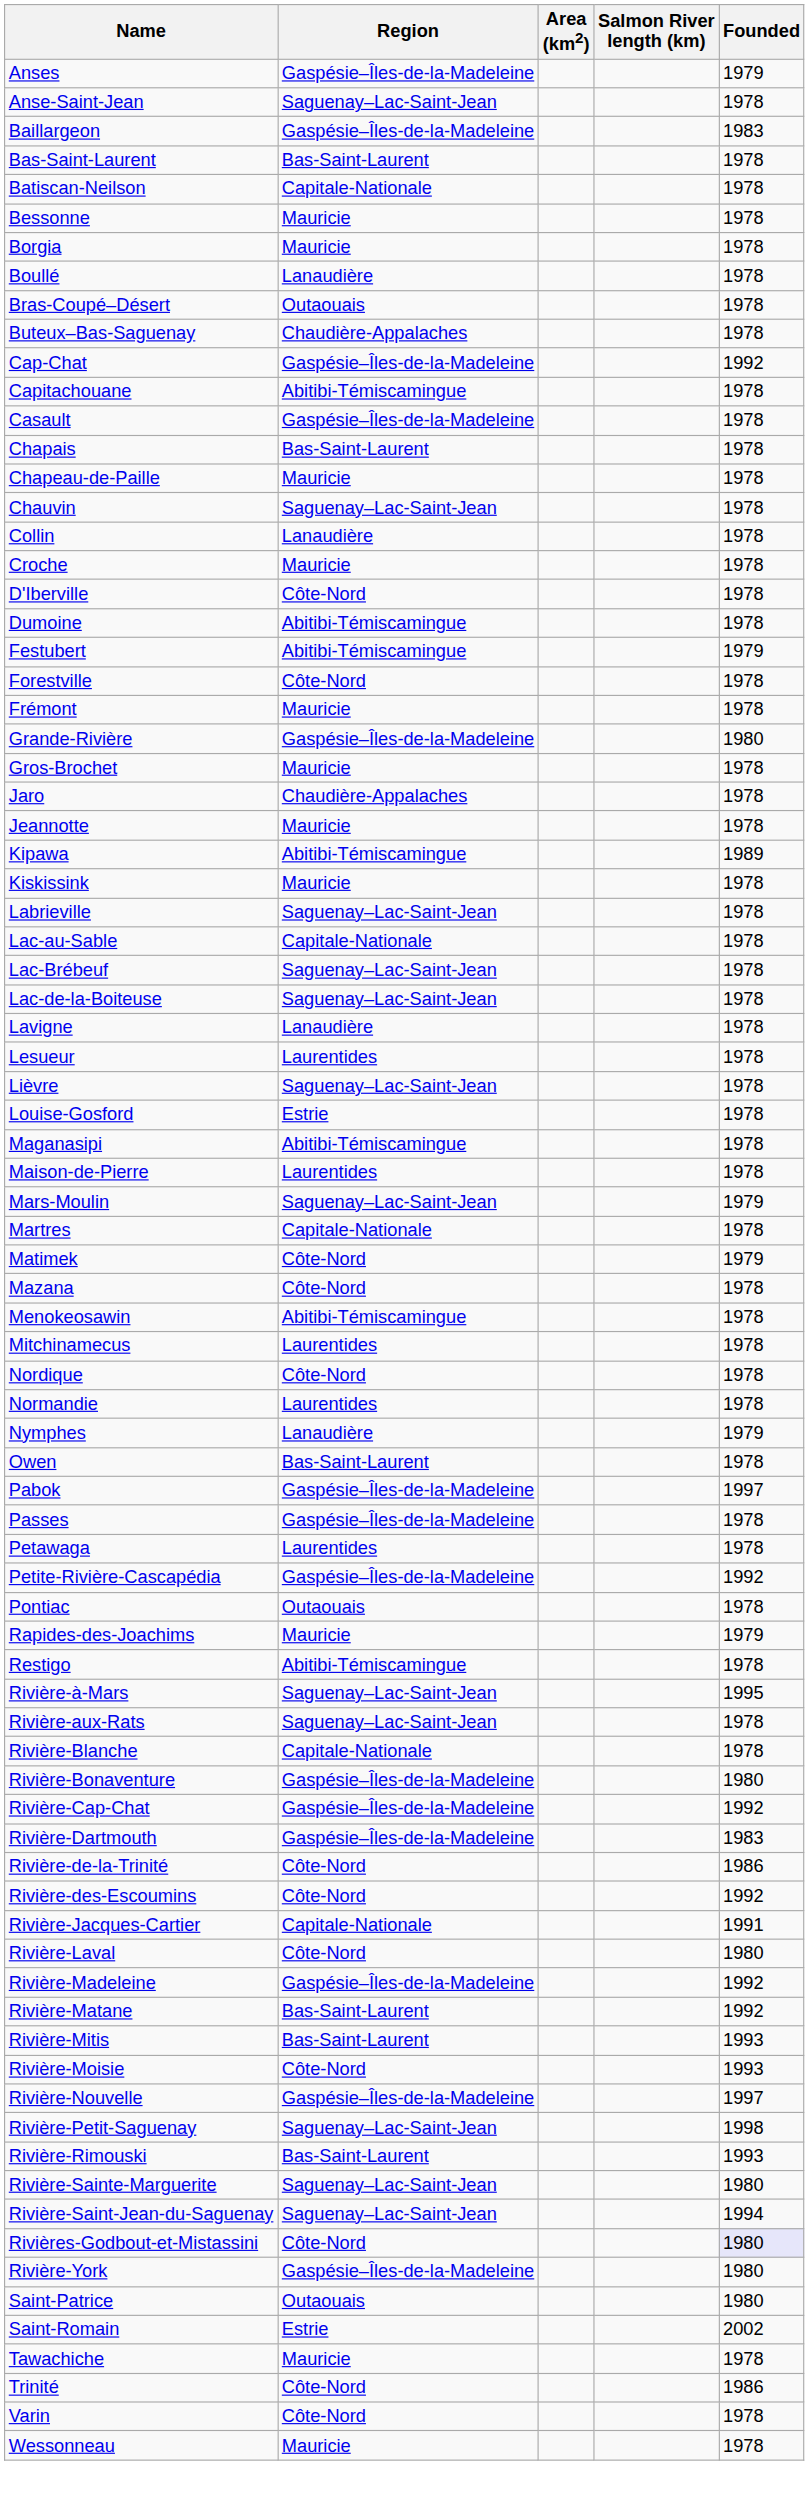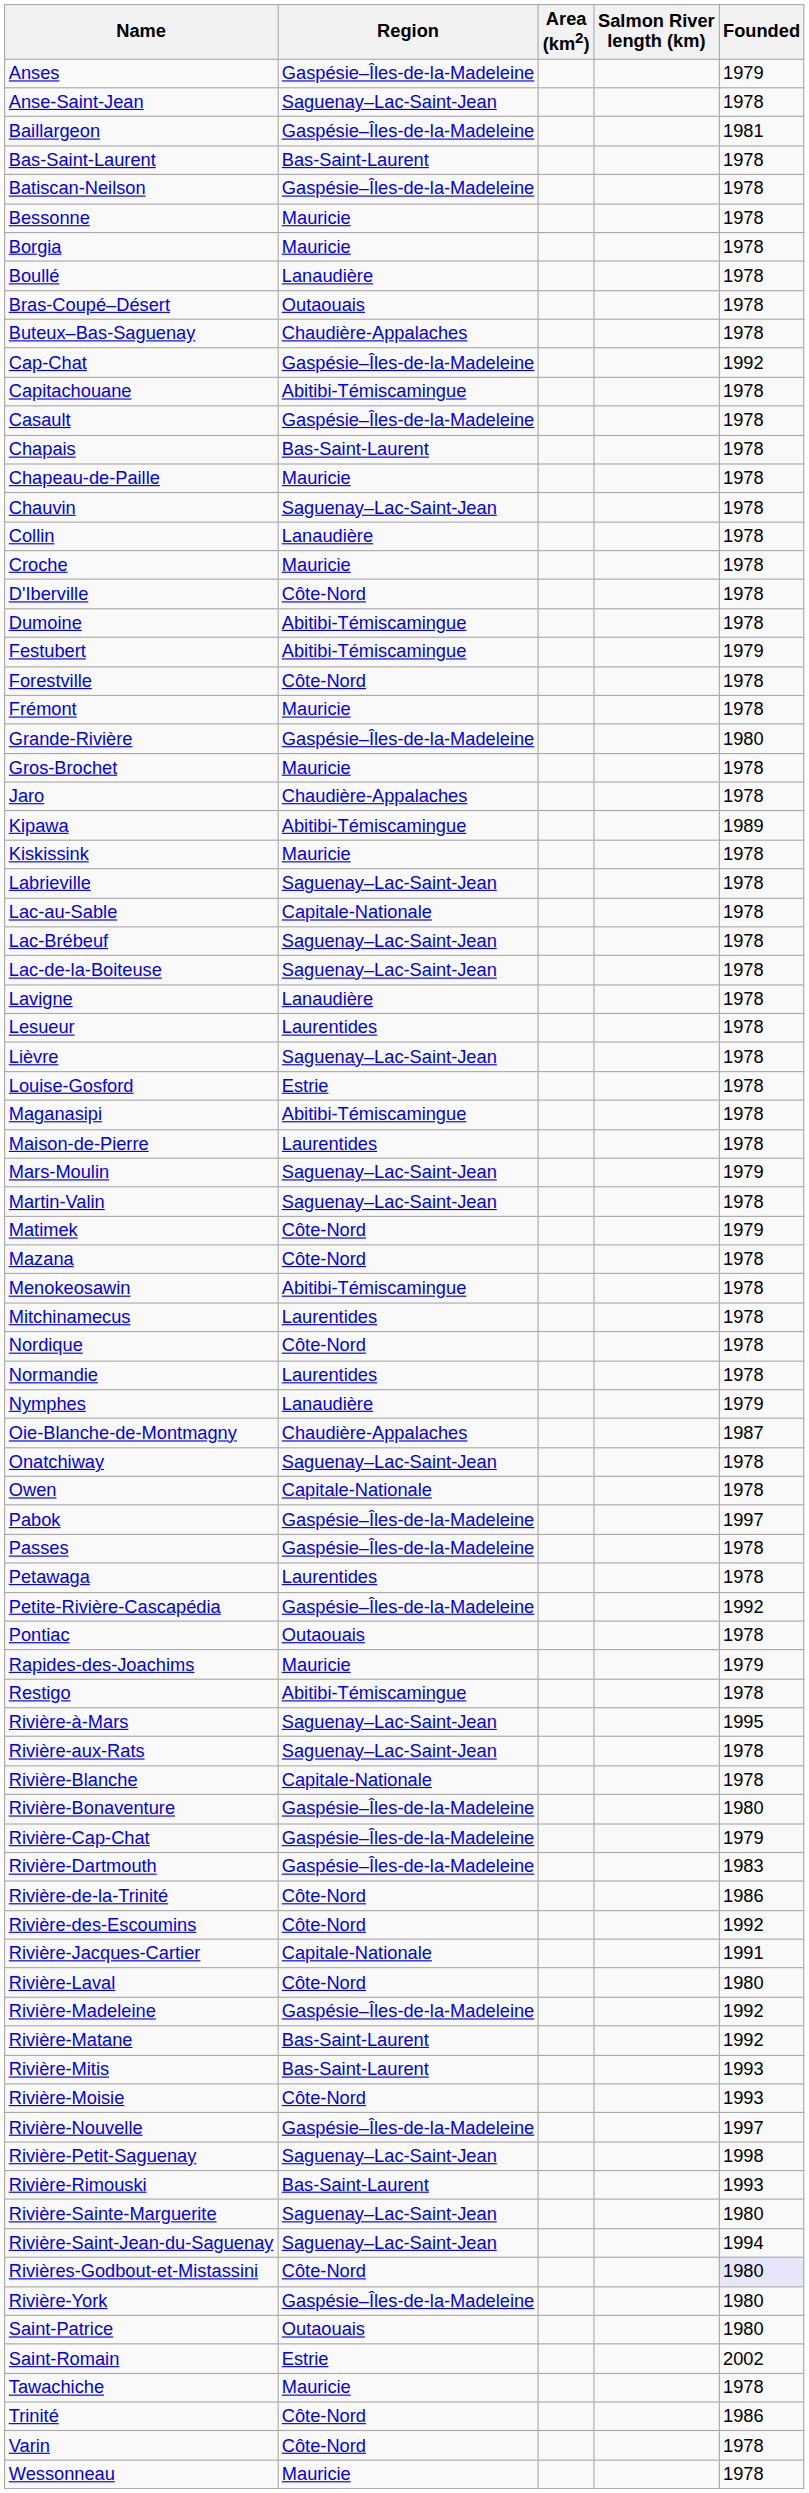(743, 131) 1983 -> (743, 131) 1981
(357, 189) Capitale-Nationale -> (408, 189) Gaspésie–Îles-de-la-Madeleine
- row: (49, 825)
+ row: (57, 1201)
- row: (40, 1230)
+ row: (123, 1432)
+ row: (56, 1461)
(355, 1461) Bas-Saint-Laurent -> (357, 1490) Capitale-Nationale
(743, 1808) 1992 -> (743, 1837) 1979
